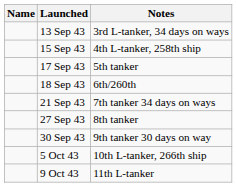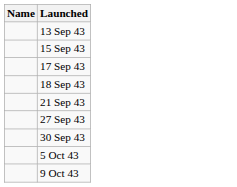- column: (161, 13)
